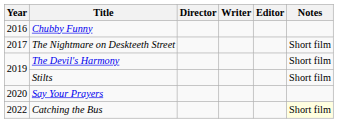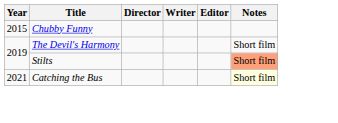(17, 28) 2016 -> (17, 28) 2015
- row: (103, 45)
(310, 77) no background -> (254, 61) lightsalmon background
- row: (68, 93)
(17, 110) 2022 -> (17, 77) 2021
